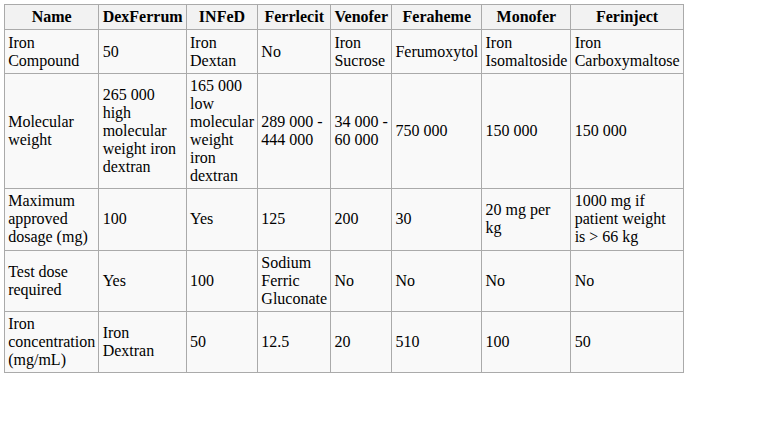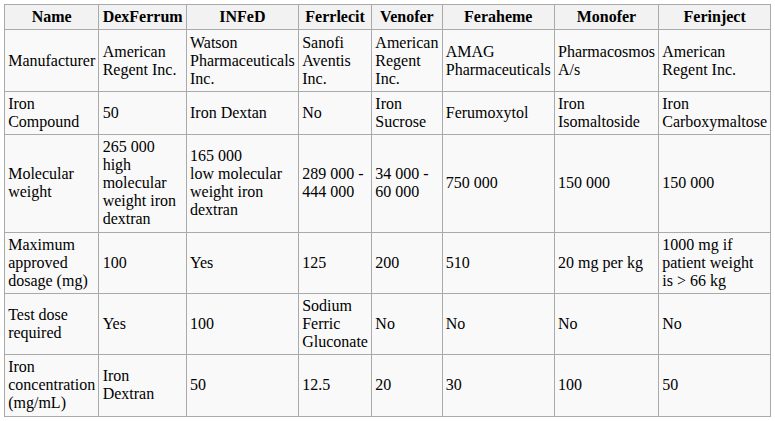+ row: (52, 60)
(403, 219) 30 -> (458, 262) 510
(407, 342) 510 -> (454, 385) 30
